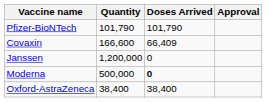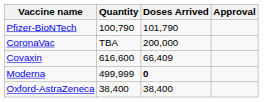(117, 27) 101,790 -> (117, 27) 100,790
+ row: (31, 43)
(117, 43) 166,600 -> (117, 58) 616,600
- row: (25, 58)
(117, 74) 500,000 -> (117, 74) 499,999
